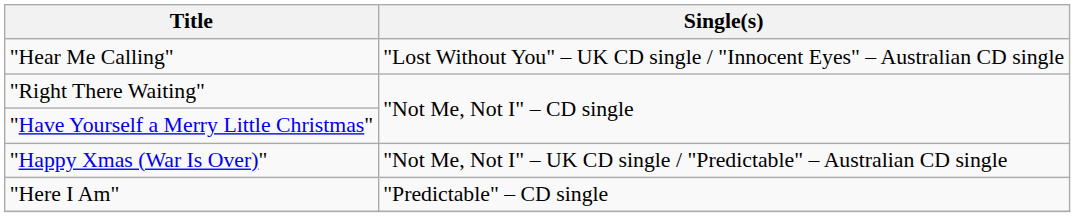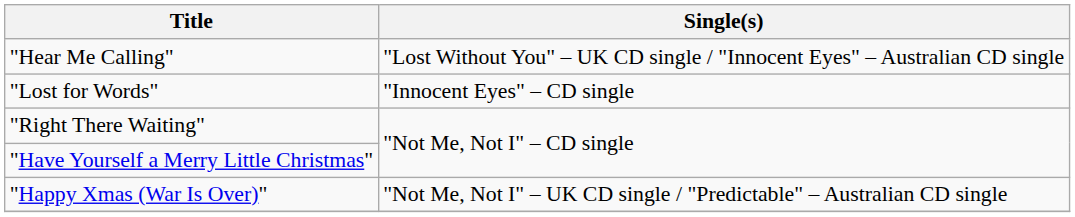+ row: (84, 90)
- row: (64, 194)
